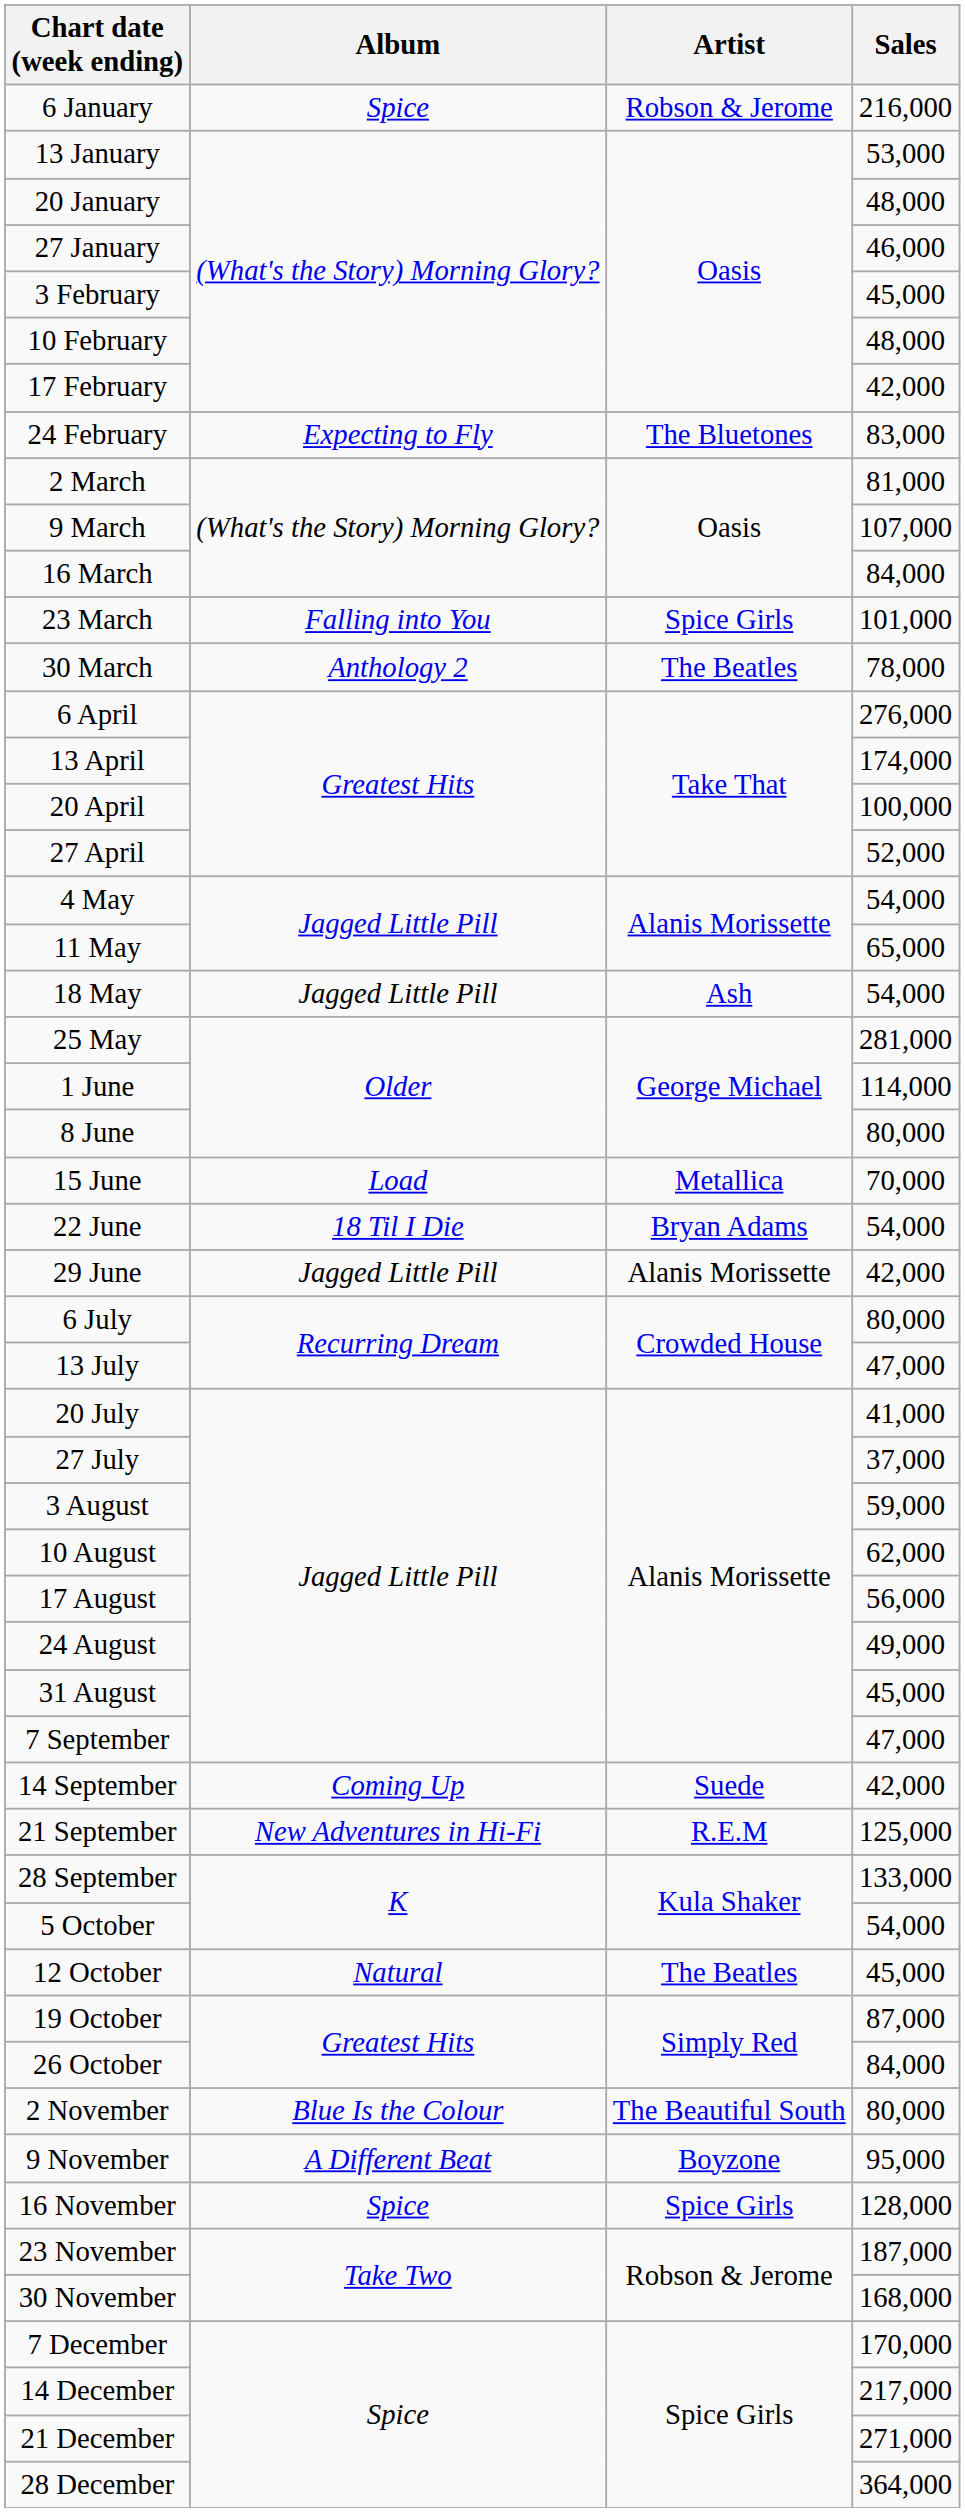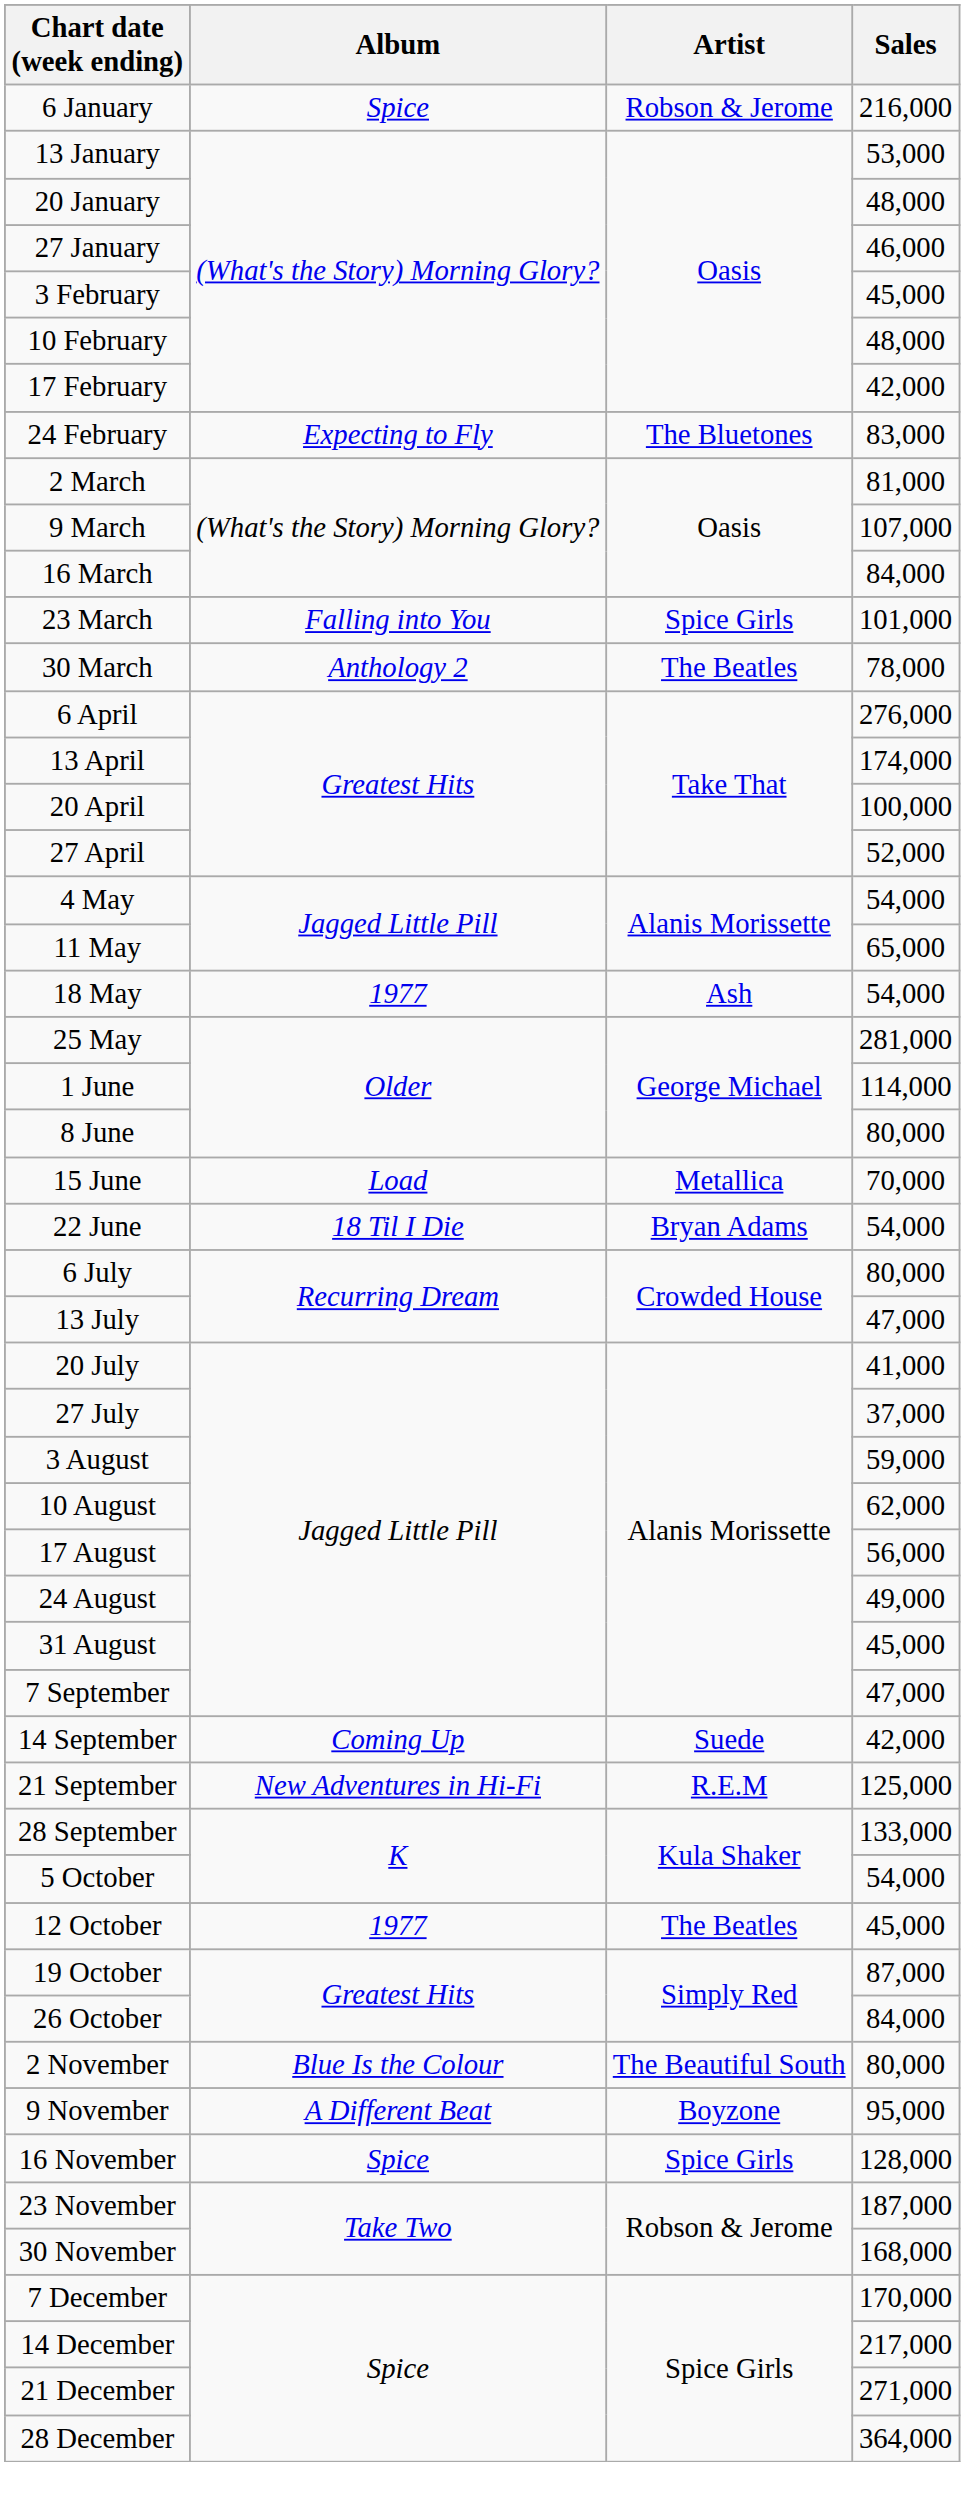(398, 992) Jagged Little Pill -> (398, 992) 1977
- row: (97, 1272)
(398, 1971) Natural -> (398, 1924) 1977
